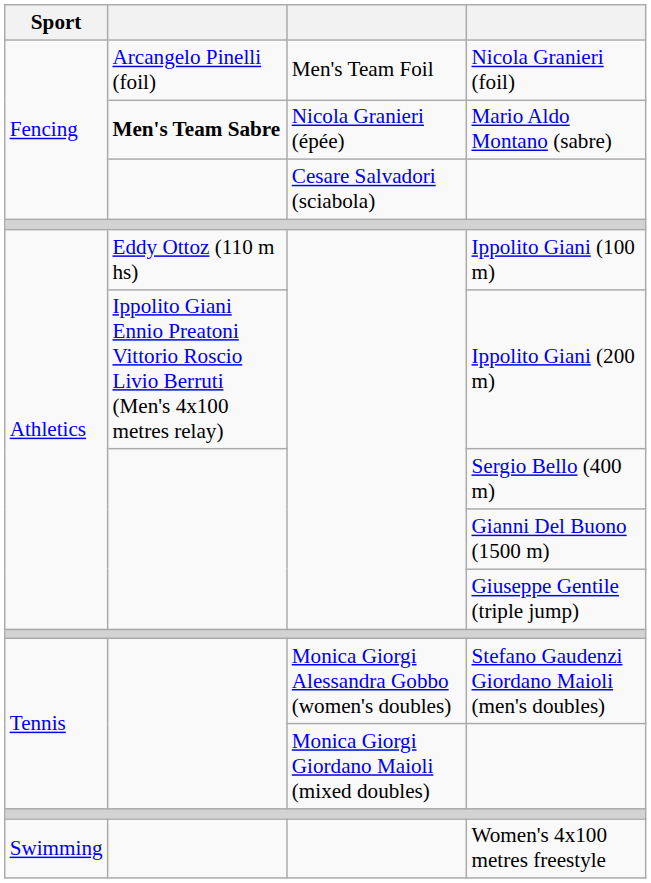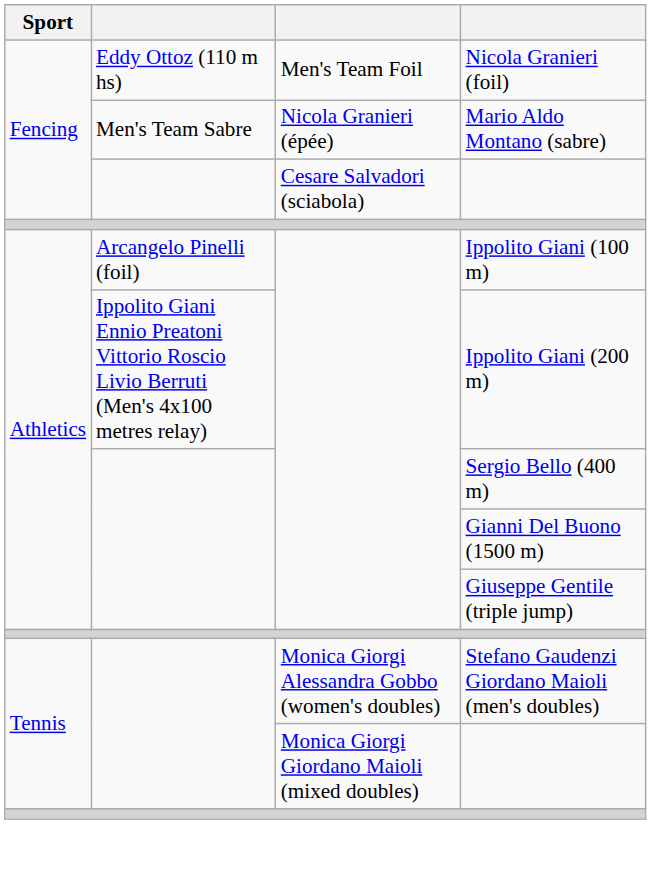(187, 69) Arcangelo Pinelli (foil) -> (177, 69) Eddy Ottoz (110 m hs)
(196, 129) bold -> (174, 129) normal
(193, 259) Eddy Ottoz (110 m hs) -> (170, 259) Arcangelo Pinelli (foil)
- row: (377, 849)
